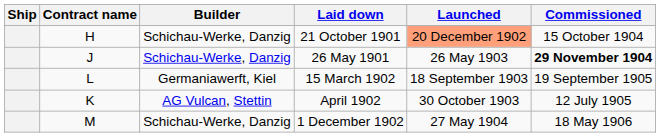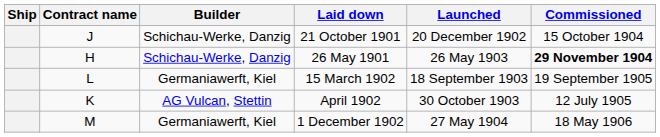(90, 36) H -> (90, 36) J
(469, 36) lightsalmon background -> (469, 36) no background
(90, 57) J -> (90, 57) H
(217, 121) Schichau-Werke, Danzig -> (217, 121) Germaniawerft, Kiel
